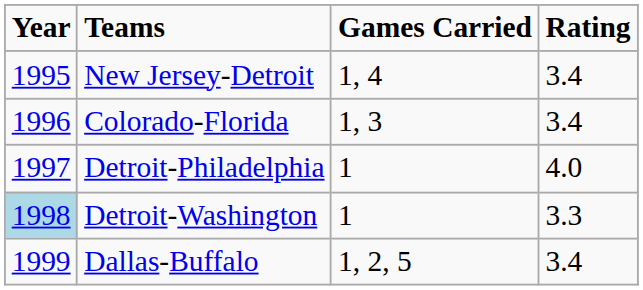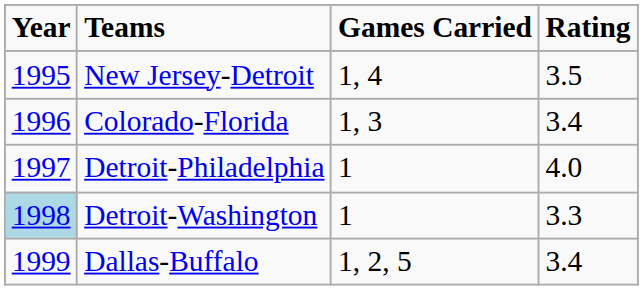(564, 74) 3.4 -> (564, 74) 3.5
